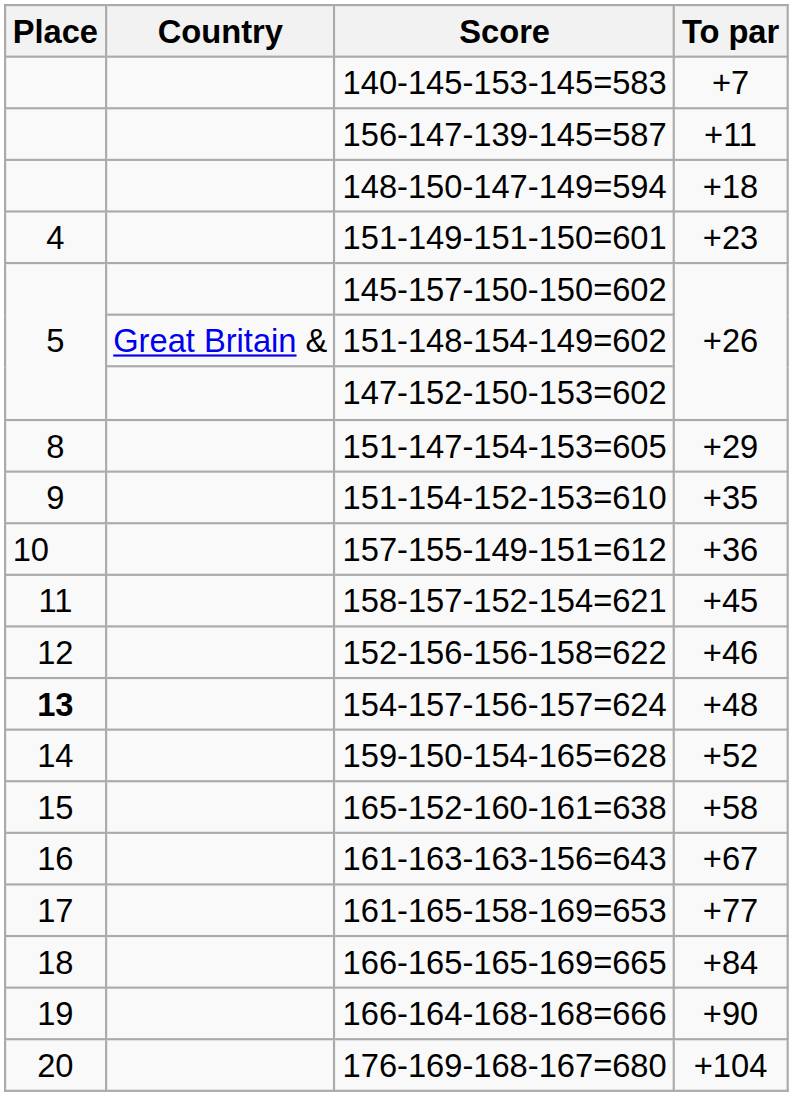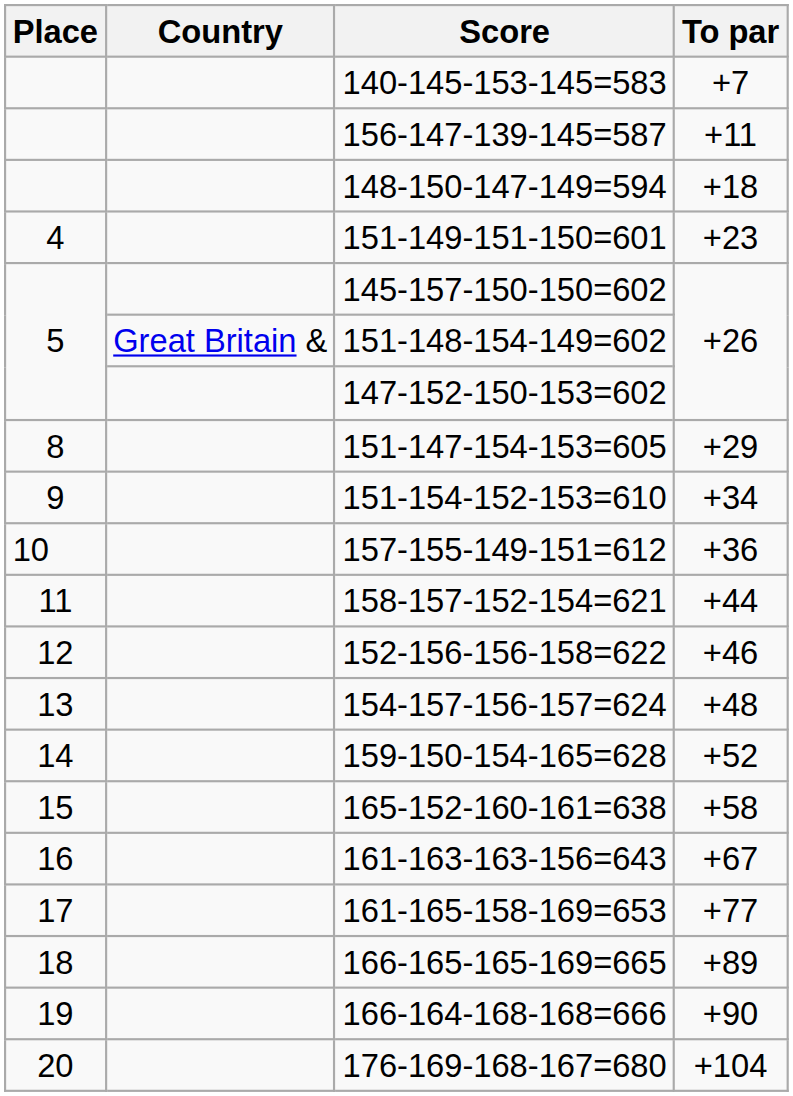(731, 497) +35 -> (731, 497) +34
(731, 600) +45 -> (731, 600) +44
(55, 704) bold -> (55, 704) normal
(731, 962) +84 -> (731, 962) +89
